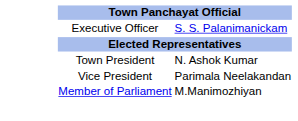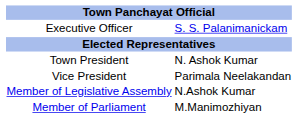+ row: (89, 91)
